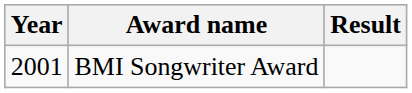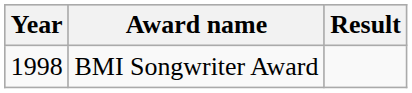(37, 66) 2001 -> (37, 66) 1998
